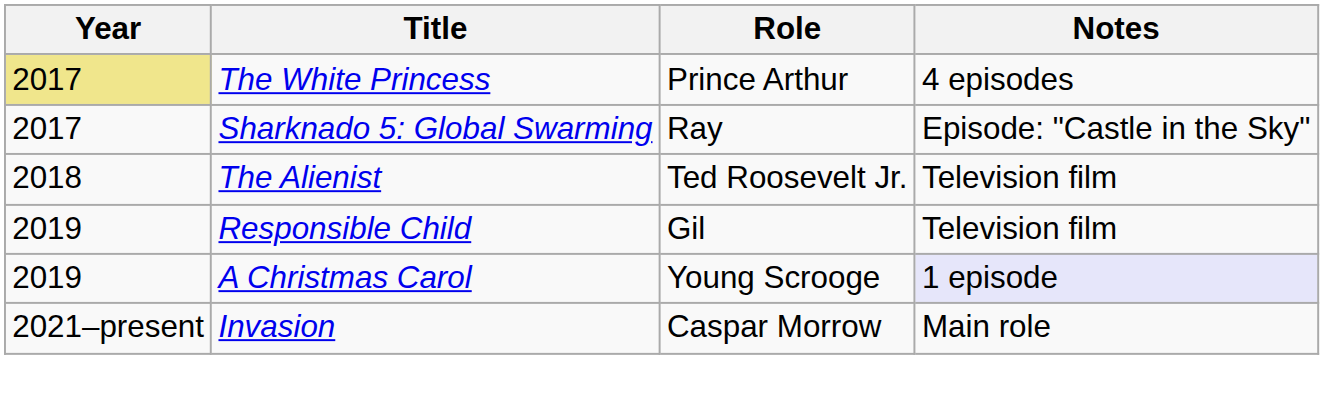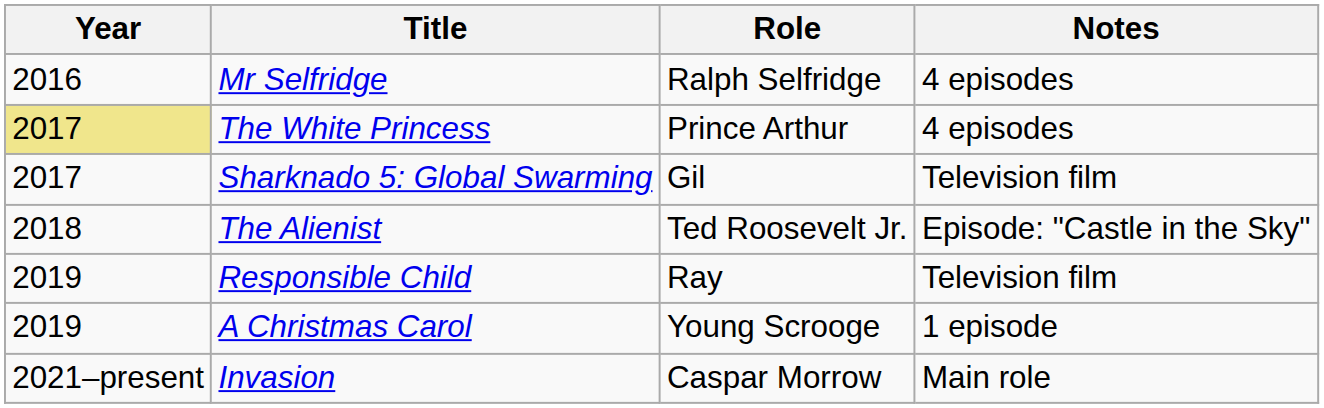+ row: (303, 79)
(695, 128) Ray -> (686, 178) Gil
(1116, 128) Episode: "Castle in the Sky" -> (1020, 178) Television film
(1020, 178) Television film -> (1116, 228) Episode: "Castle in the Sky"
(686, 228) Gil -> (695, 278) Ray
(990, 278) lavender background -> (990, 327) no background
